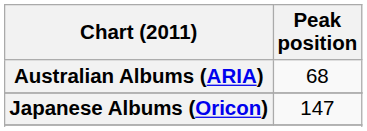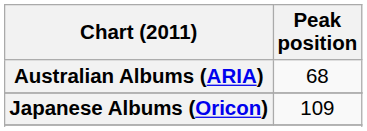(317, 108) 147 -> (317, 108) 109
